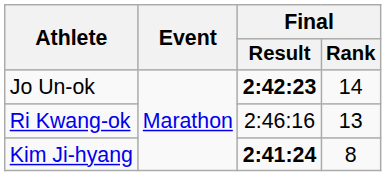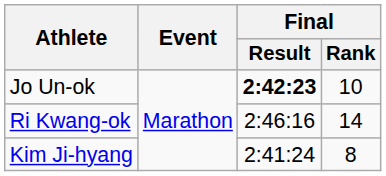(351, 87) 14 -> (351, 87) 10
(351, 121) 13 -> (351, 121) 14
(280, 155) bold -> (280, 155) normal
